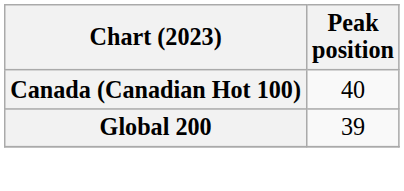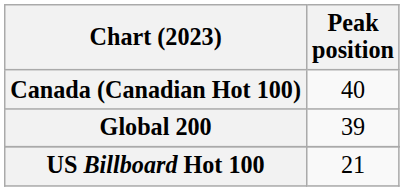+ row: (156, 165)
